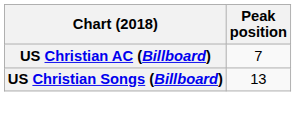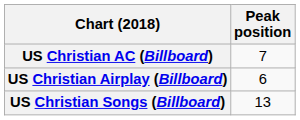+ row: (118, 79)
